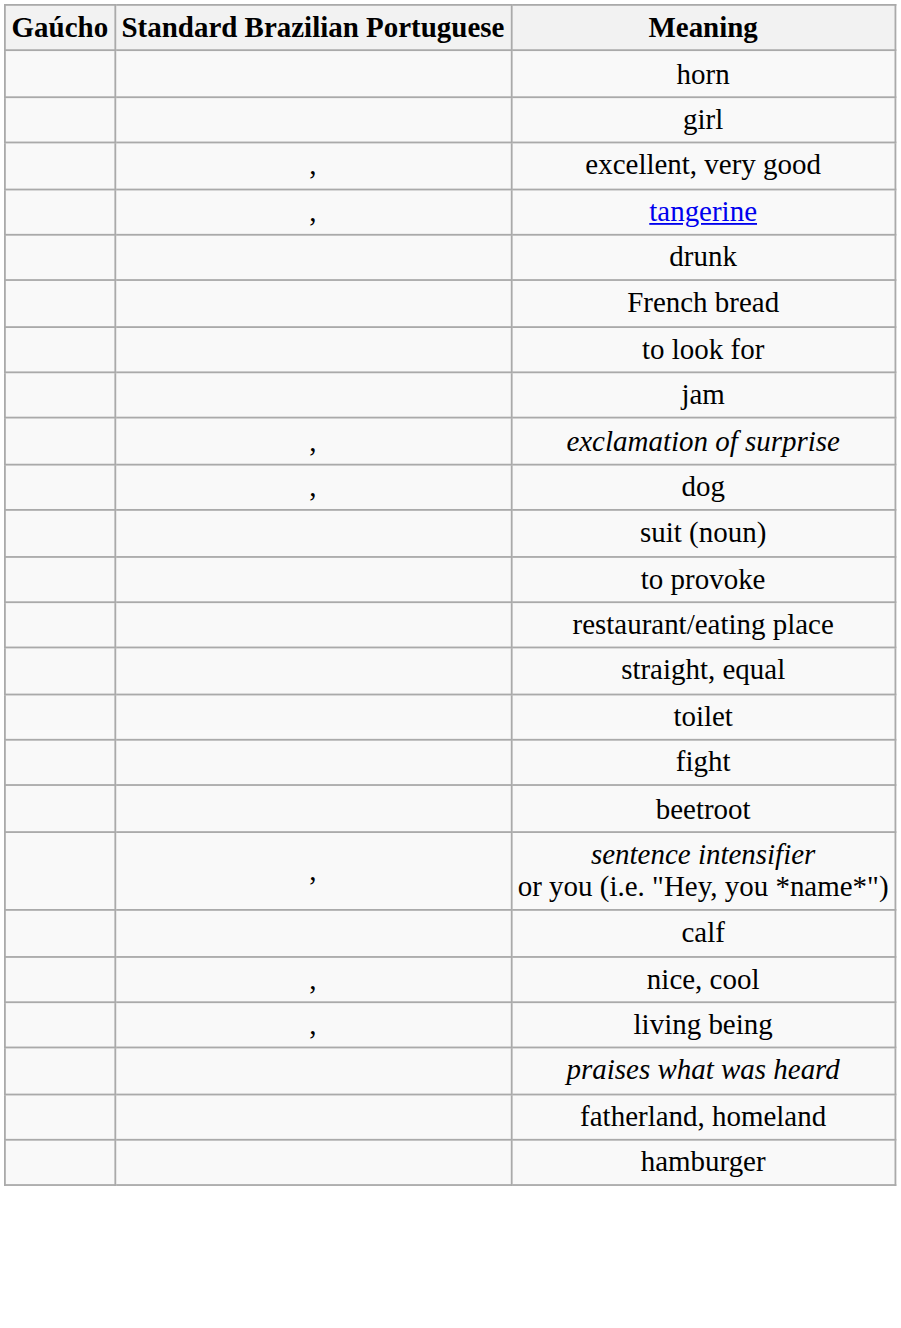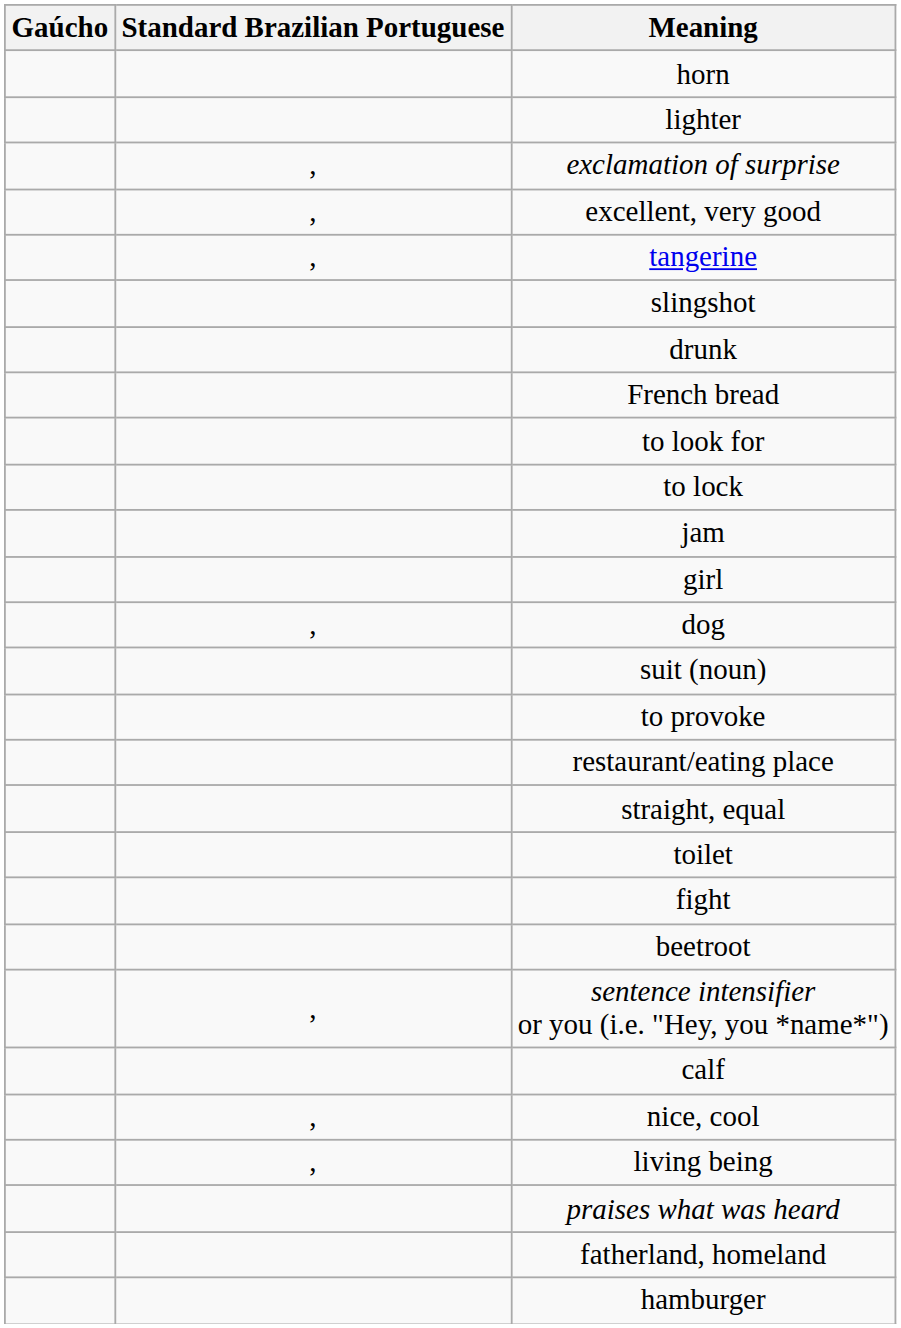+ row: (703, 119)
rows swapped: (703, 440) <-> (703, 119)
+ row: (703, 303)
+ row: (703, 486)
